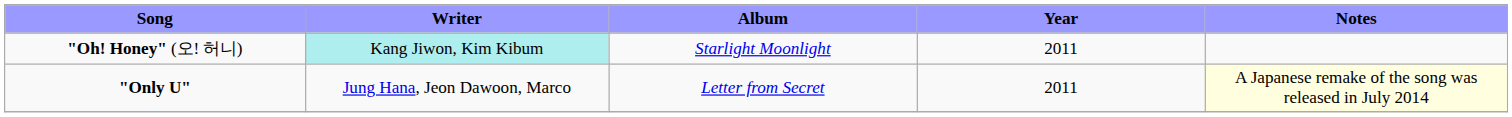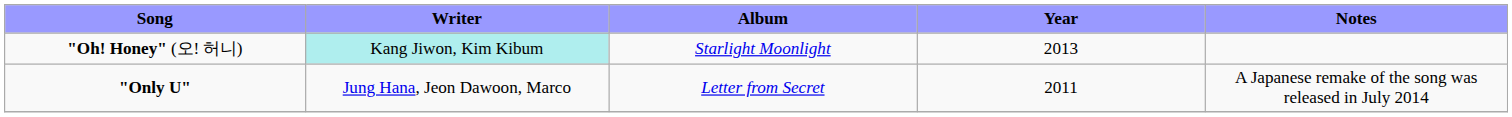(1061, 48) 2011 -> (1061, 48) 2013
(1356, 87) lightyellow background -> (1356, 87) no background
